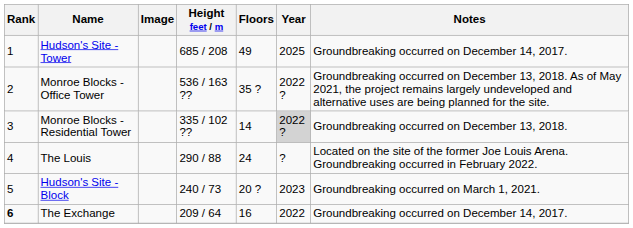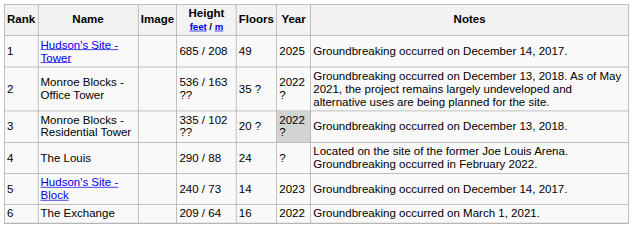(245, 126) 14 -> (250, 126) 20 ?
(250, 189) 20 ? -> (245, 189) 14
(427, 189) Groundbreaking occurred on March 1, 2021. -> (440, 189) Groundbreaking occurred on December 14, 2017.
(10, 213) bold -> (10, 213) normal
(440, 213) Groundbreaking occurred on December 14, 2017. -> (427, 213) Groundbreaking occurred on March 1, 2021.
